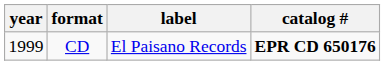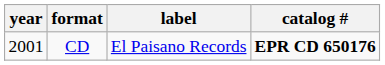(26, 45) 1999 -> (26, 45) 2001
